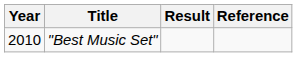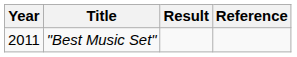(24, 39) 2010 -> (24, 39) 2011
